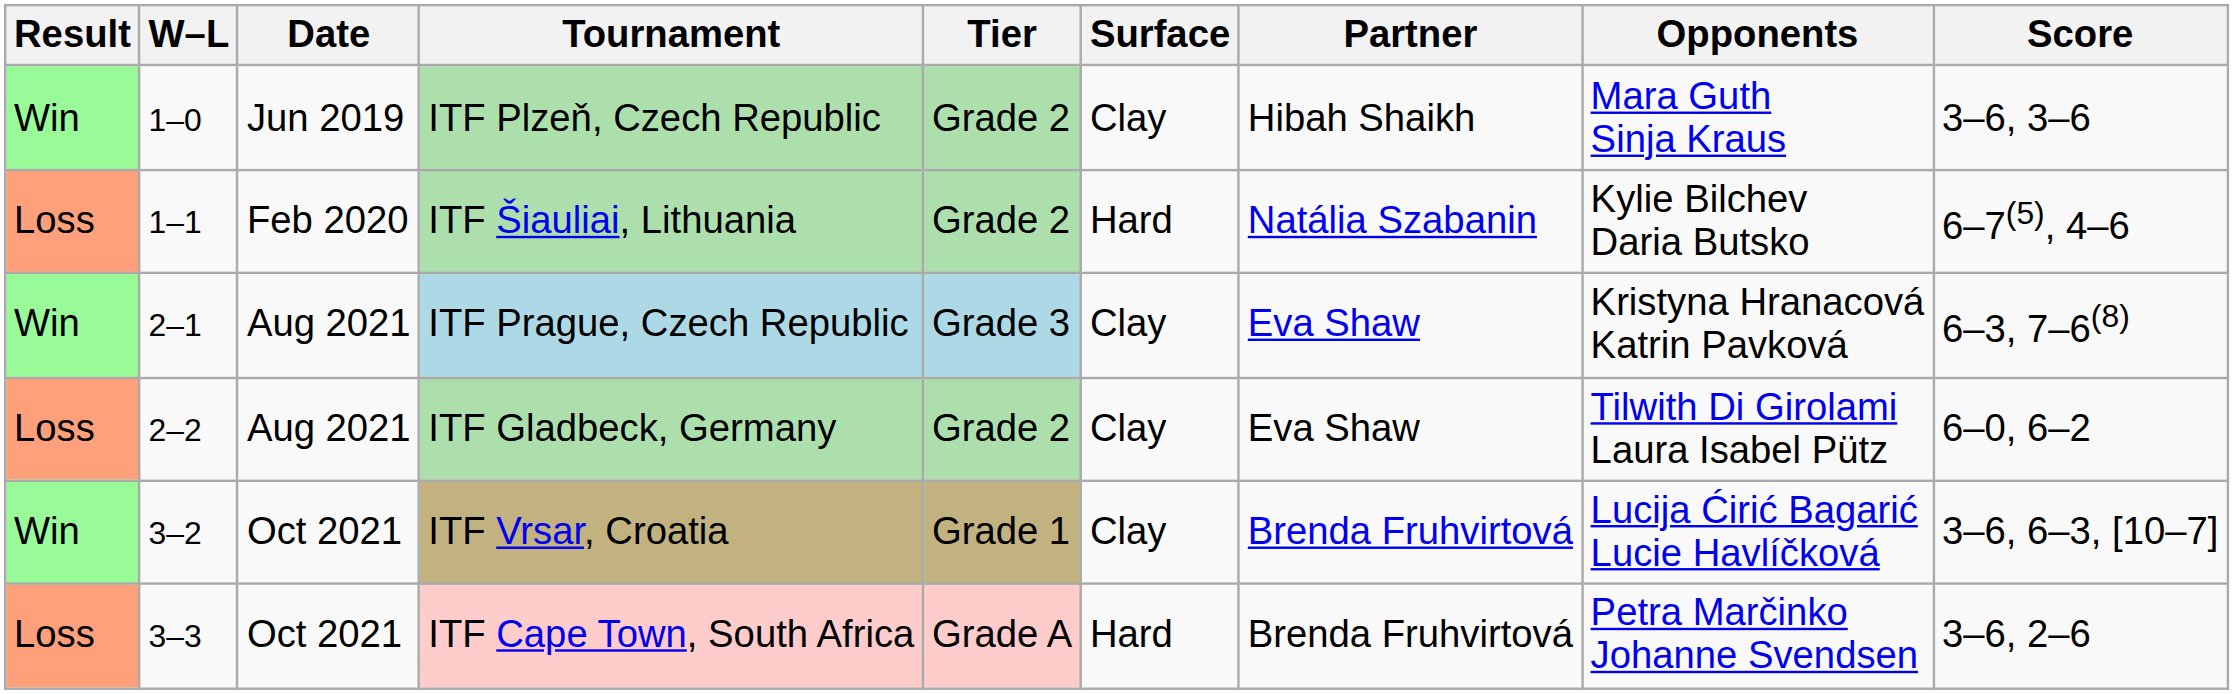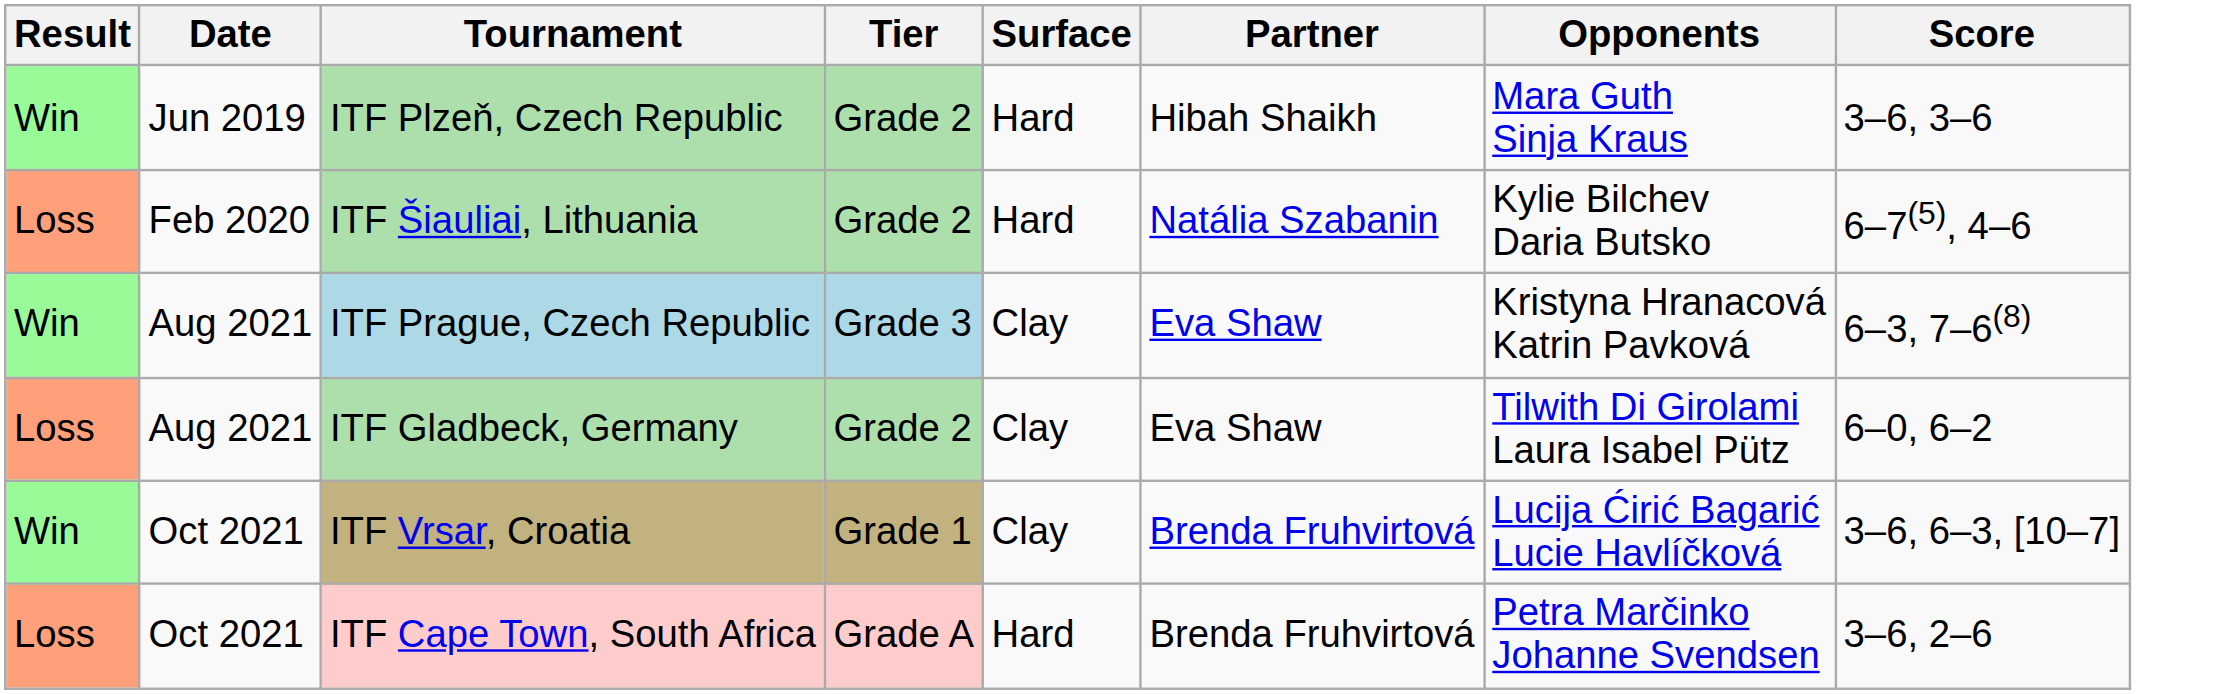- column: (189, 34)
(1128, 116) Clay -> (1033, 116) Hard
